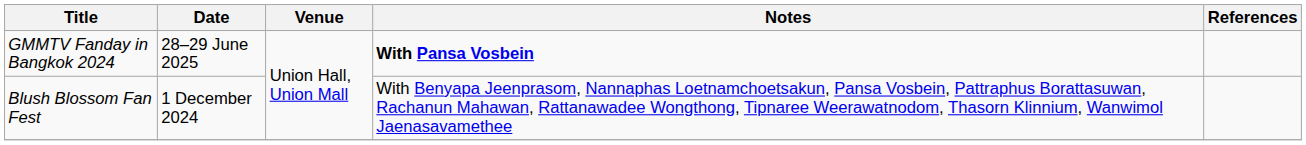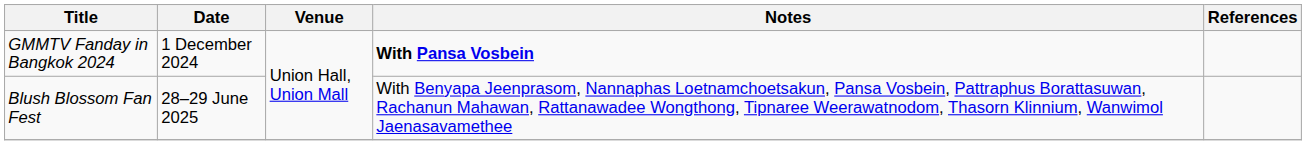(205, 53) 28–29 June 2025 -> (207, 53) 1 December 2024
(207, 107) 1 December 2024 -> (205, 107) 28–29 June 2025
